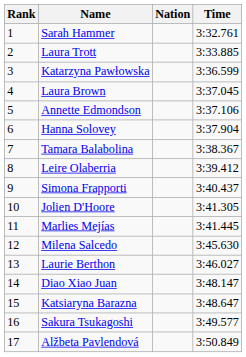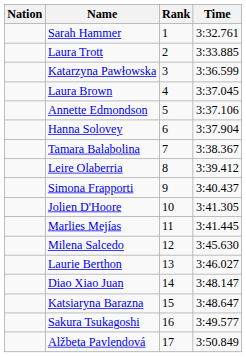columns swapped: (21, 14) <-> (173, 14)
